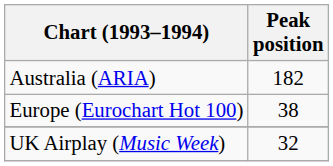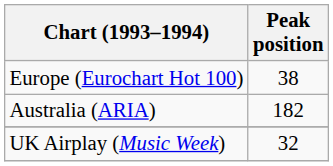rows swapped: (83, 77) <-> (126, 110)
